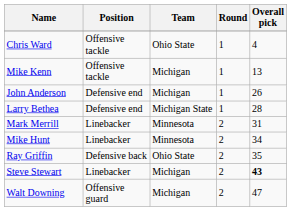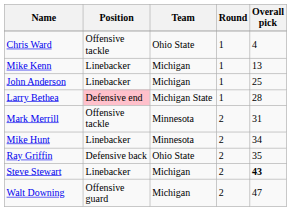(105, 71) Offensive tackle -> (108, 66) Linebacker
(114, 93) Defensive end -> (108, 81) Linebacker
(257, 93) 26 -> (257, 81) 25
(114, 108) no background -> (114, 97) pink background
(108, 124) Linebacker -> (105, 118) Offensive tackle
